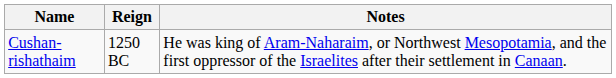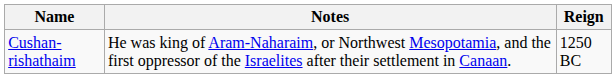columns swapped: (132, 17) <-> (386, 17)
